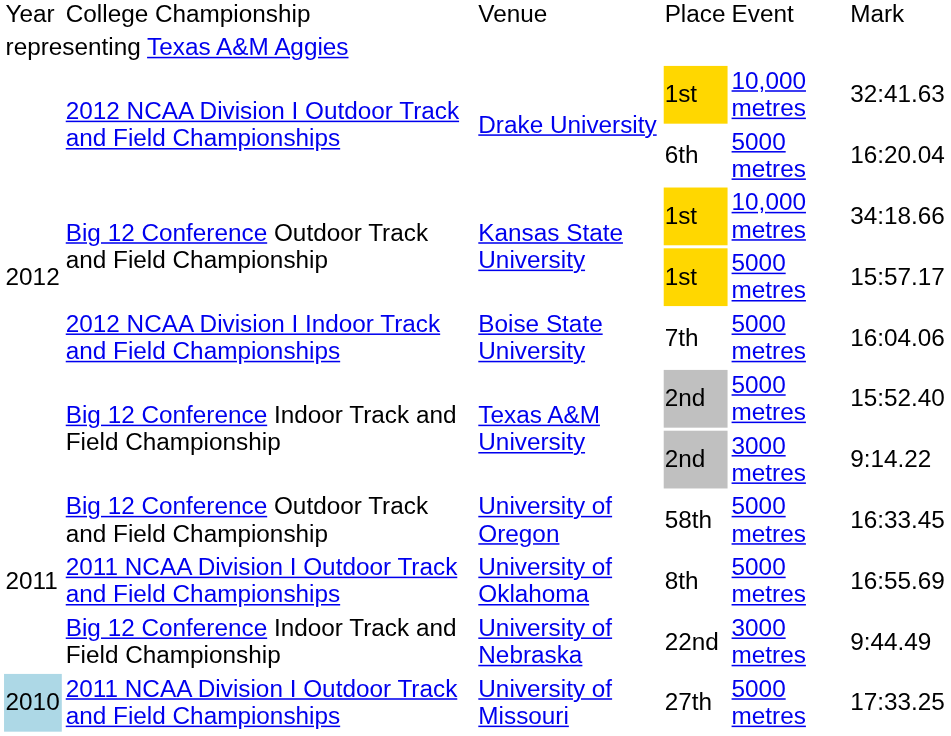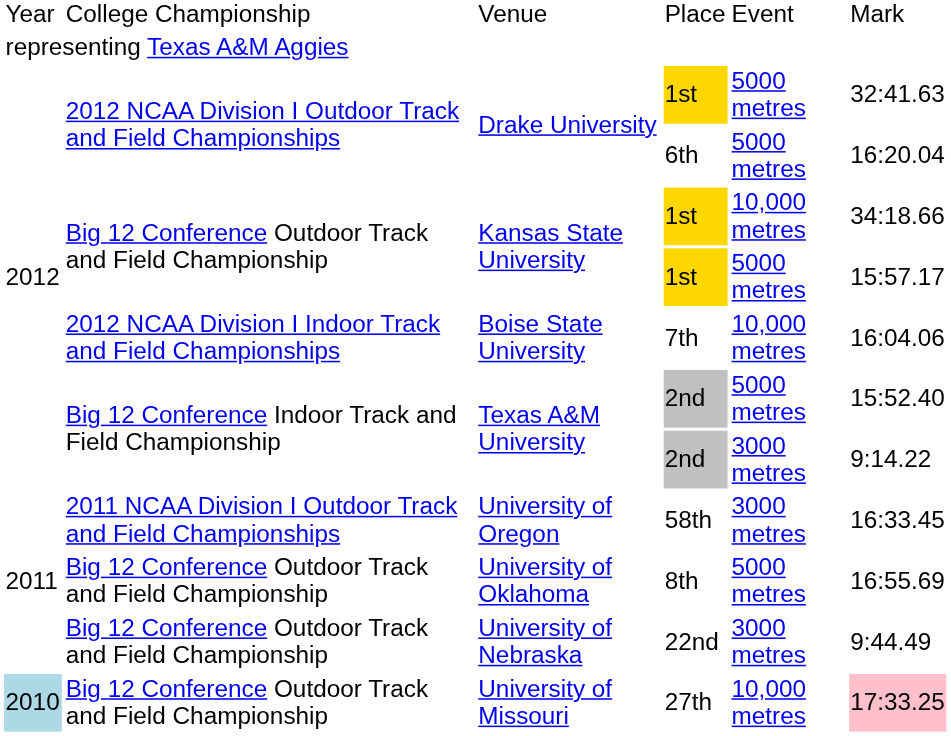(769, 94) 10,000 metres -> (769, 94) 5000 metres
(769, 337) 5000 metres -> (769, 337) 10,000 metres
(247, 520) Big 12 Conference Outdoor Track and Field Championship -> (262, 520) 2011 NCAA Division I Outdoor Track and Field Championships
(769, 520) 5000 metres -> (769, 520) 3000 metres
(262, 580) 2011 NCAA Division I Outdoor Track and Field Championships -> (247, 580) Big 12 Conference Outdoor Track and Field Championship
(261, 641) Big 12 Conference Indoor Track and Field Championship -> (247, 641) Big 12 Conference Outdoor Track and Field Championship
(262, 702) 2011 NCAA Division I Outdoor Track and Field Championships -> (247, 702) Big 12 Conference Outdoor Track and Field Championship
(769, 702) 5000 metres -> (769, 702) 10,000 metres
(898, 702) no background -> (898, 702) pink background
